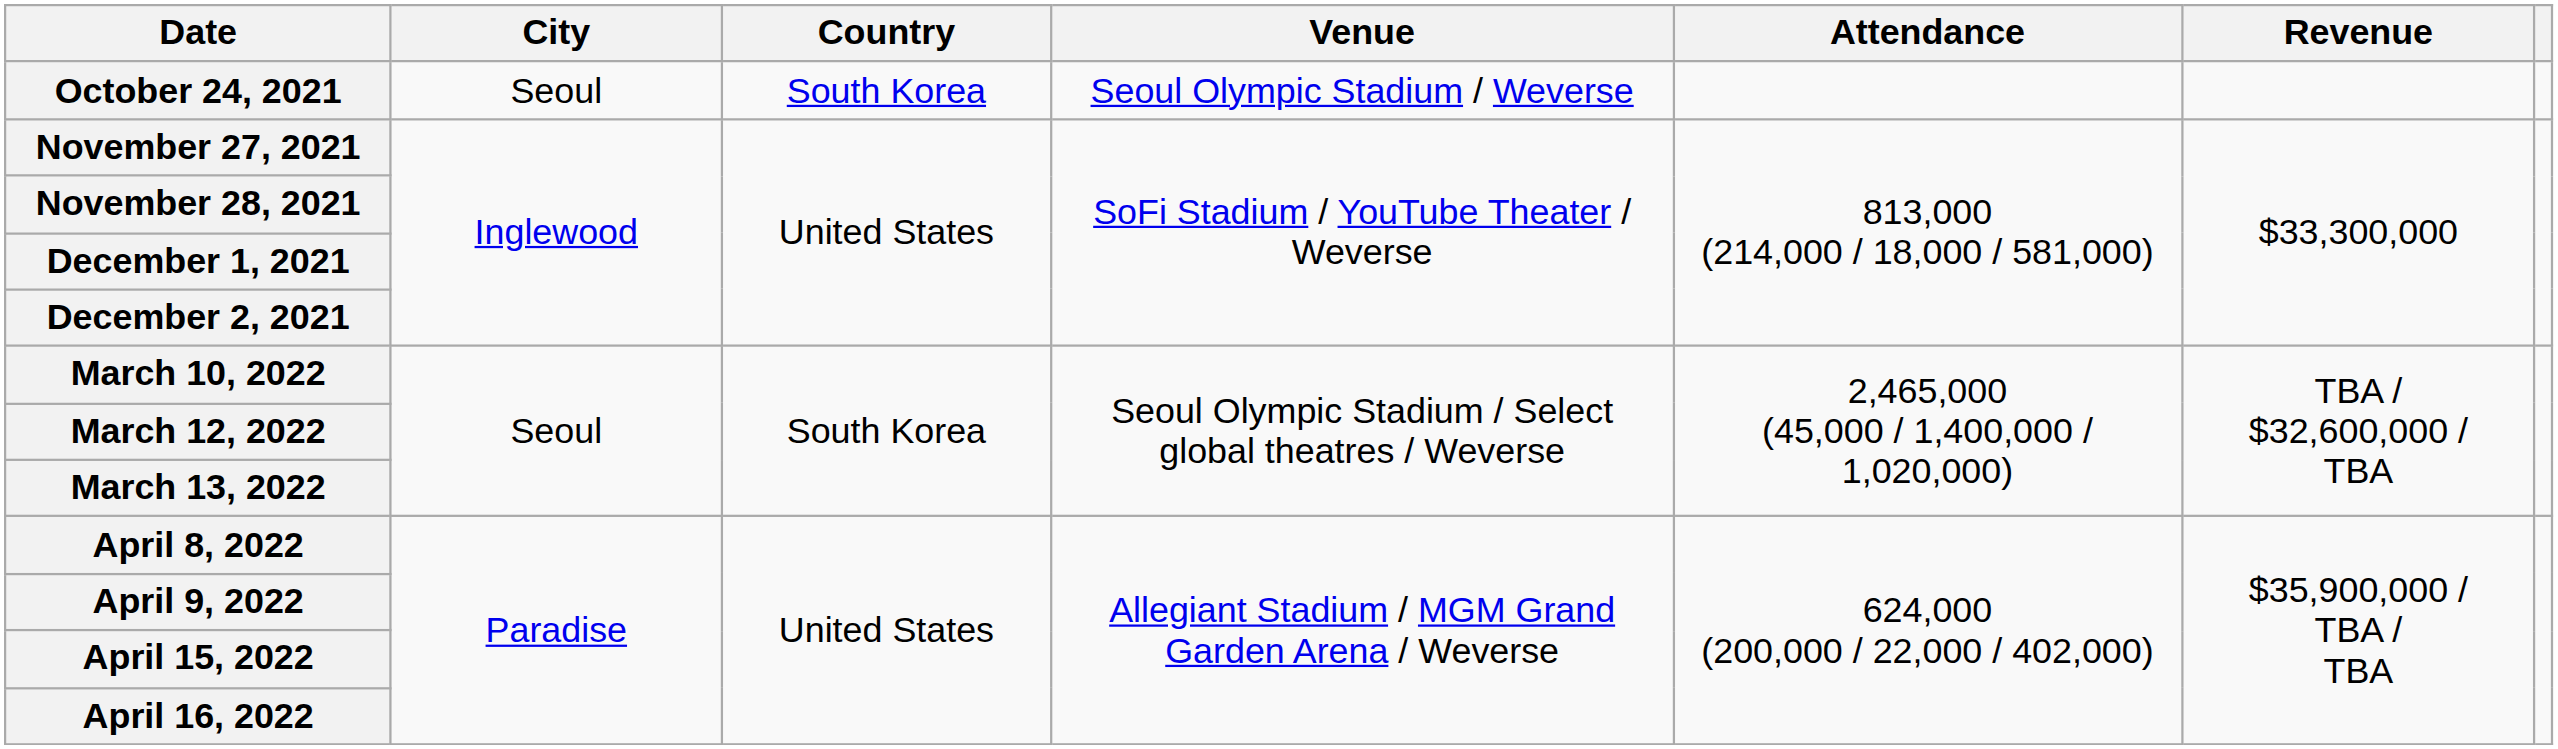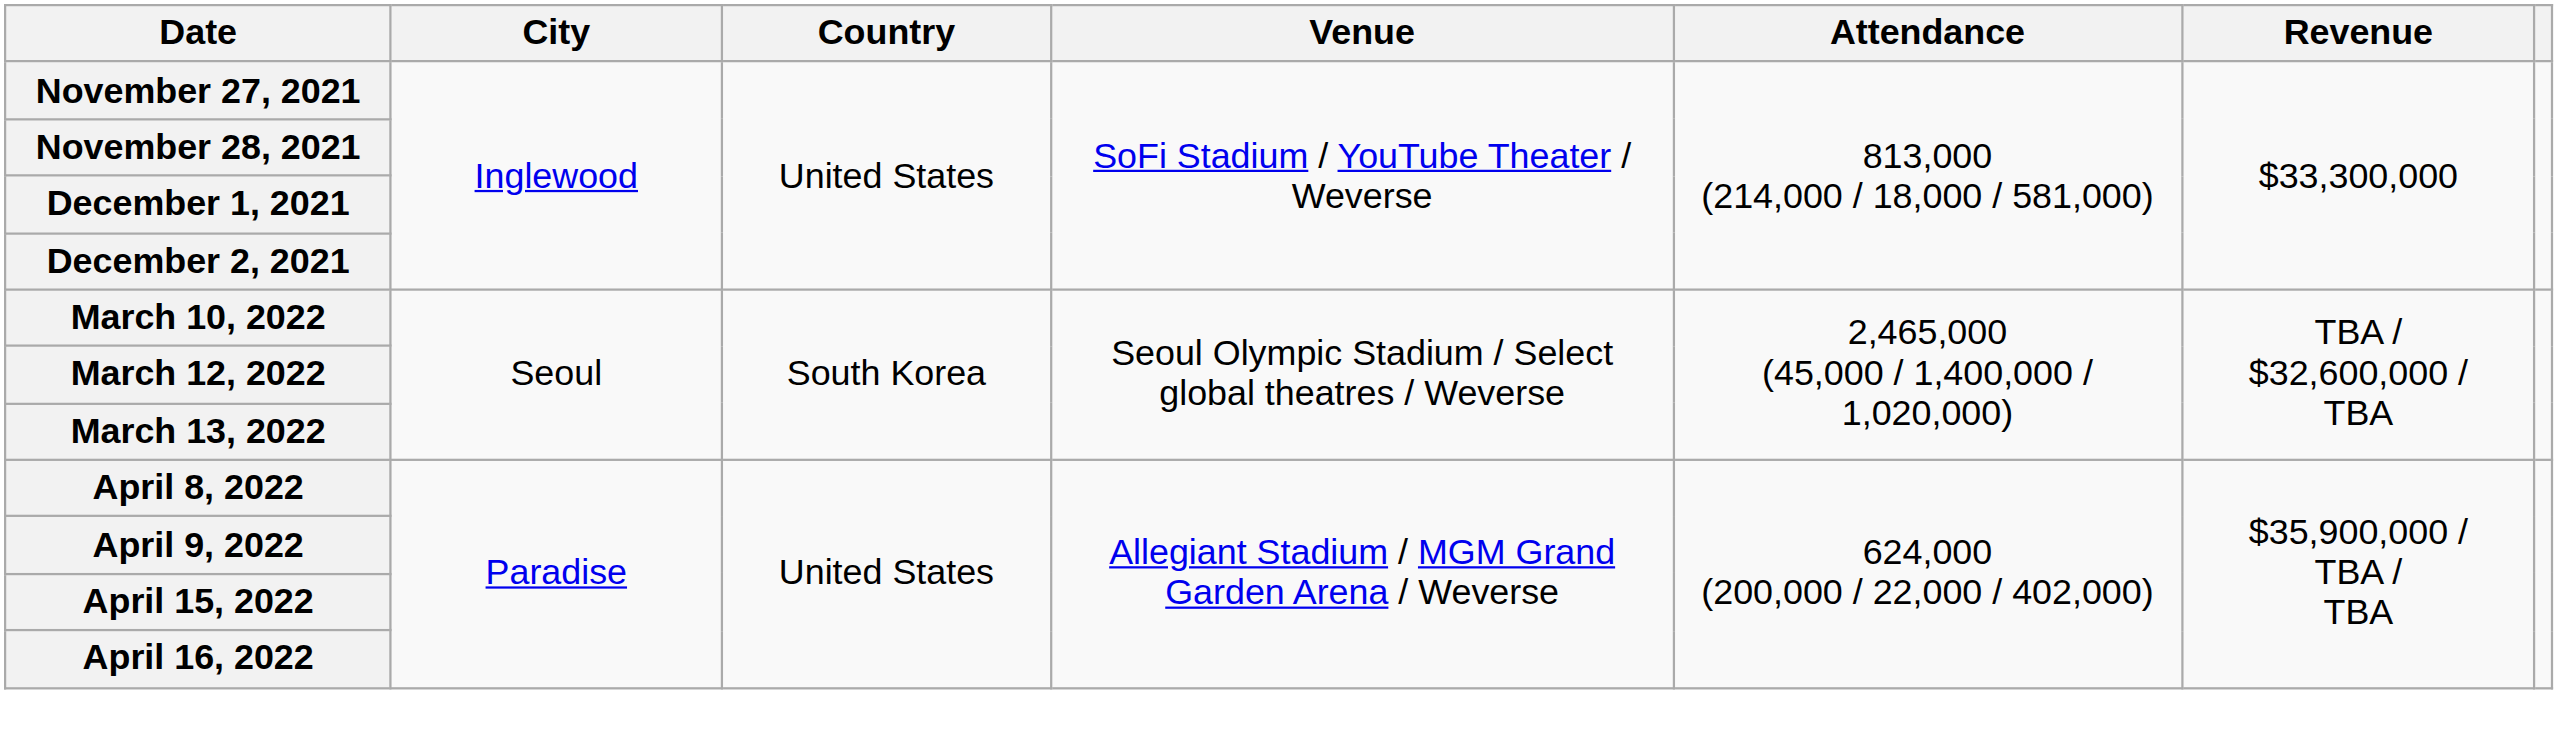- row: (198, 89)
